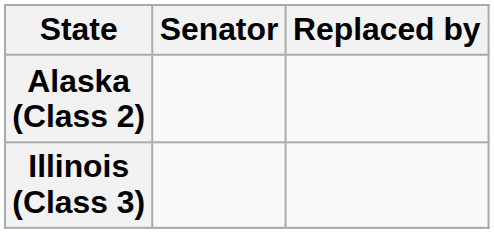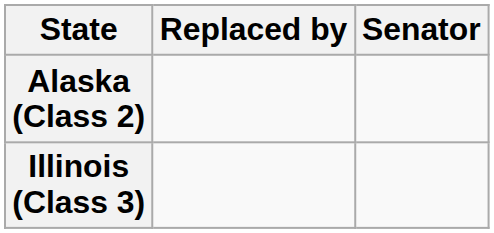columns swapped: (219, 29) <-> (387, 29)
